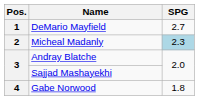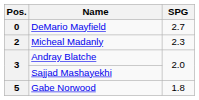(17, 27) 1 -> (17, 27) 0
(178, 42) lightblue background -> (178, 42) no background
(17, 88) 4 -> (17, 88) 5
